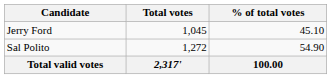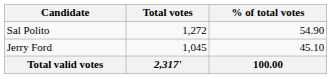rows swapped: (28, 47) <-> (29, 30)
